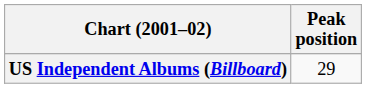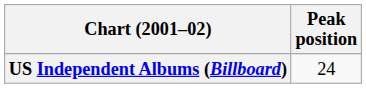(326, 68) 29 -> (326, 68) 24
